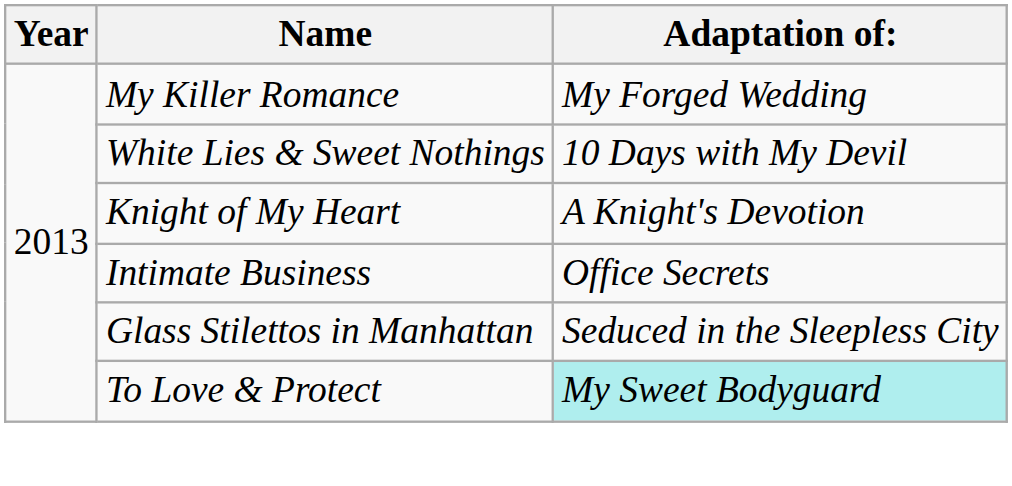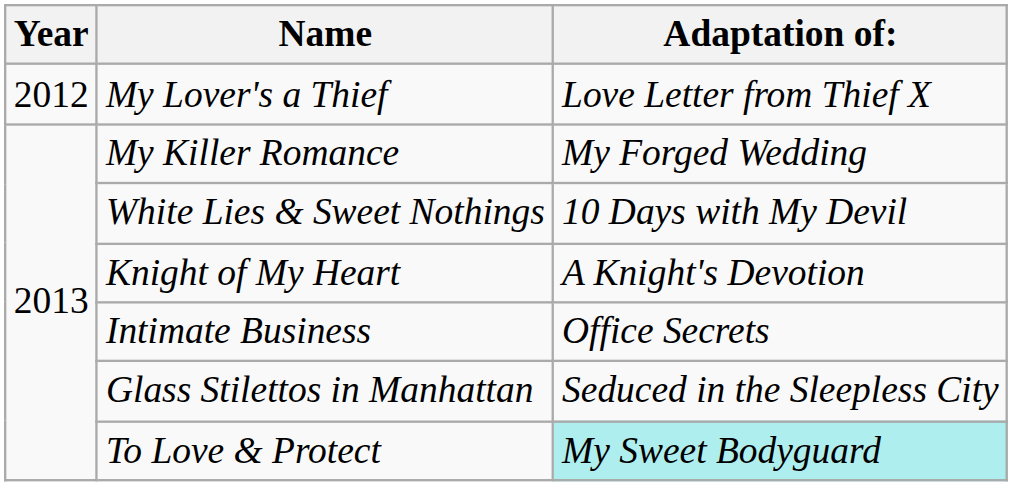+ row: (247, 93)
